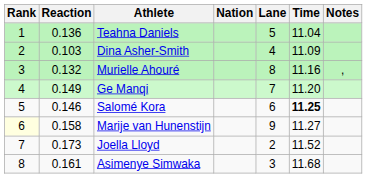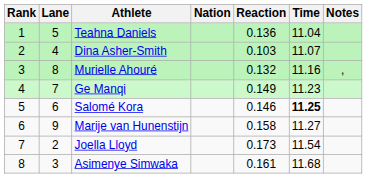columns swapped: (272, 13) <-> (67, 13)
(306, 51) 11.09 -> (306, 51) 11.07
(306, 88) 11.20 -> (306, 88) 11.23
(22, 126) lightyellow background -> (22, 126) no background
(306, 145) 11.52 -> (306, 145) 11.54
